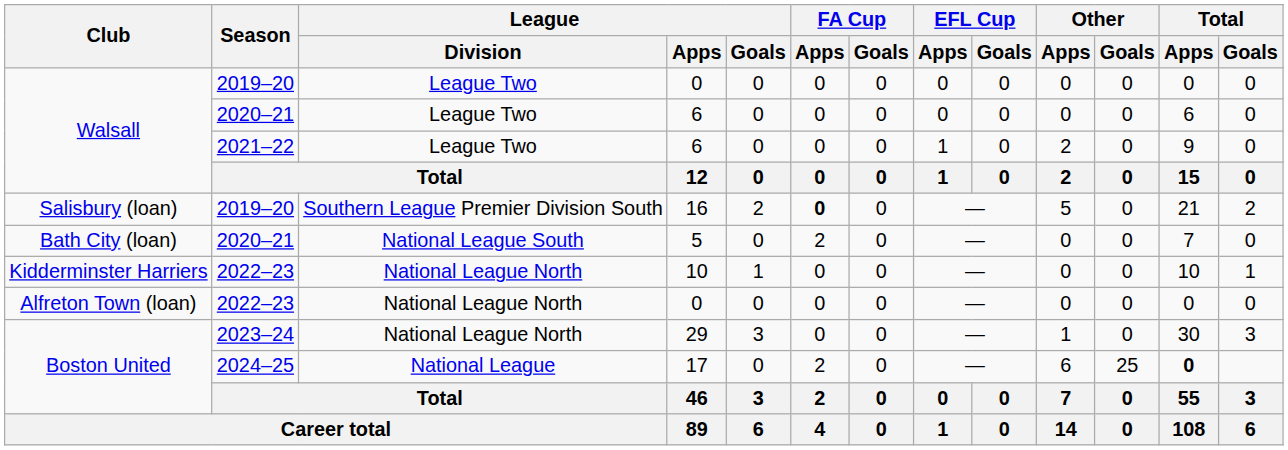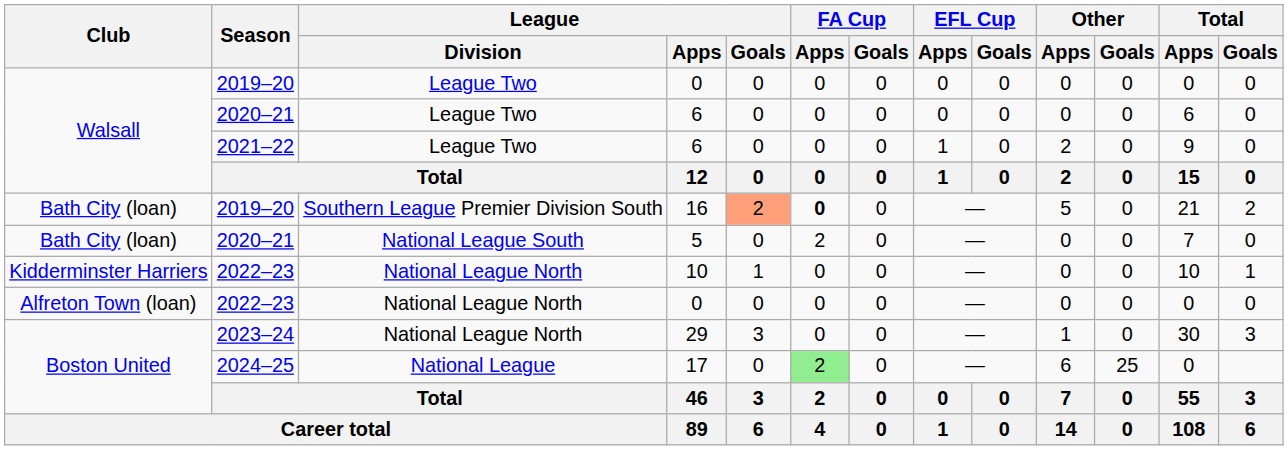(108, 209) Salisbury (loan) -> (108, 209) Bath City (loan)
(758, 209) no background -> (758, 209) lightsalmon background
(820, 366) no background -> (820, 366) lightgreen background
(1189, 366) bold -> (1189, 366) normal
